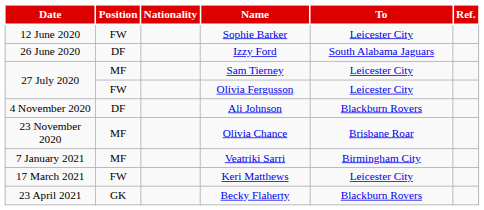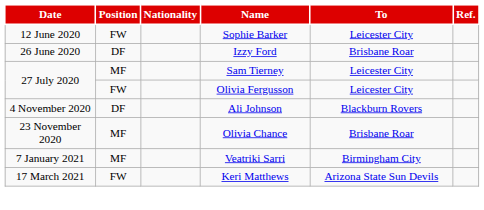(381, 52) South Alabama Jaguars -> (381, 52) Brisbane Roar
(381, 177) Leicester City -> (381, 177) Arizona State Sun Devils
- row: (255, 195)
